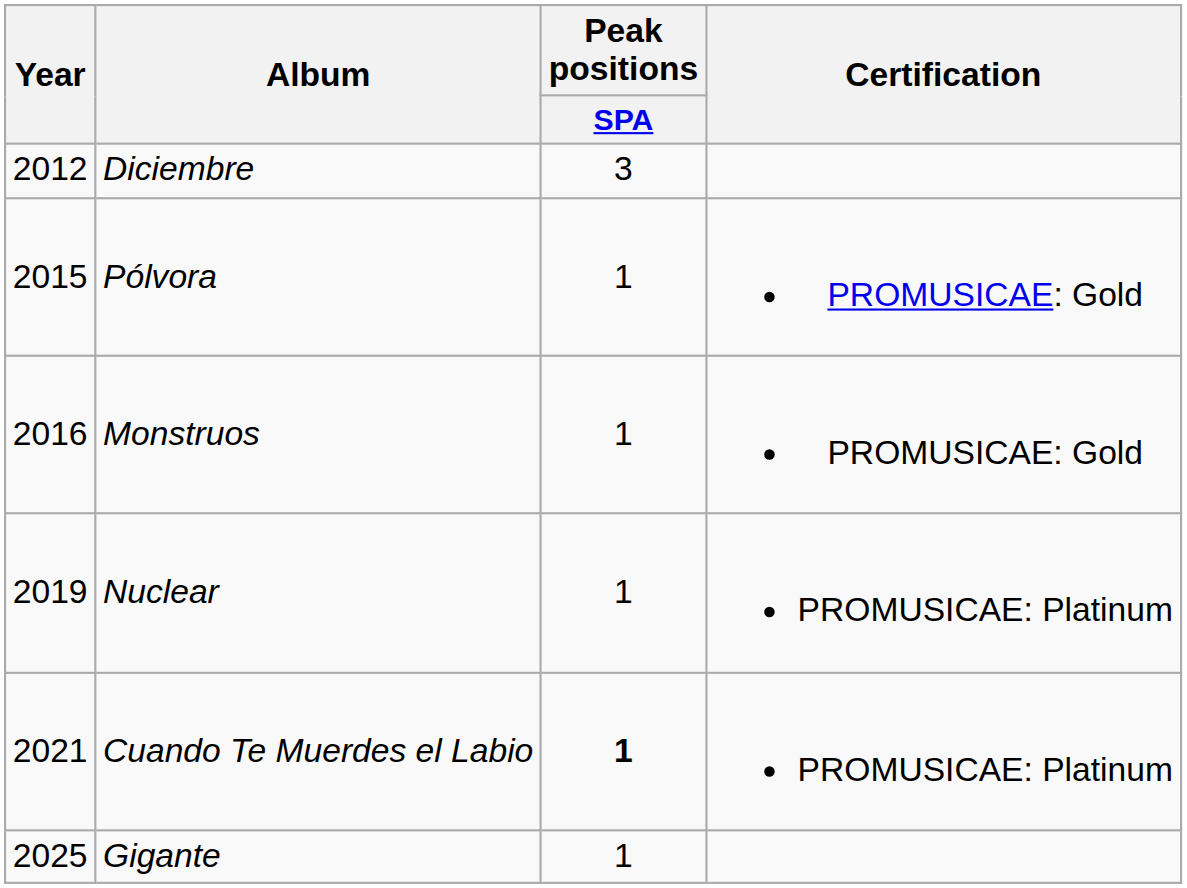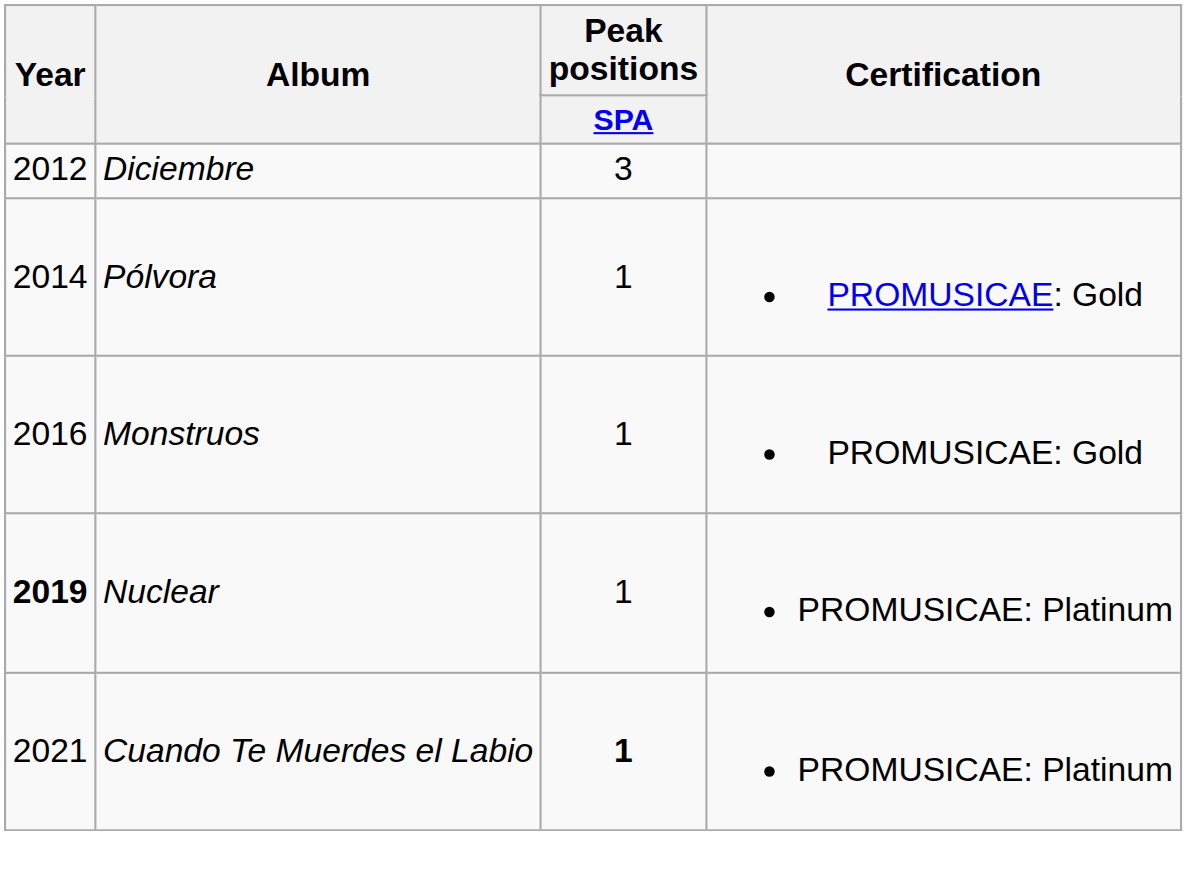(50, 275) 2015 -> (50, 275) 2014
(50, 592) normal -> (50, 592) bold
- row: (162, 856)
